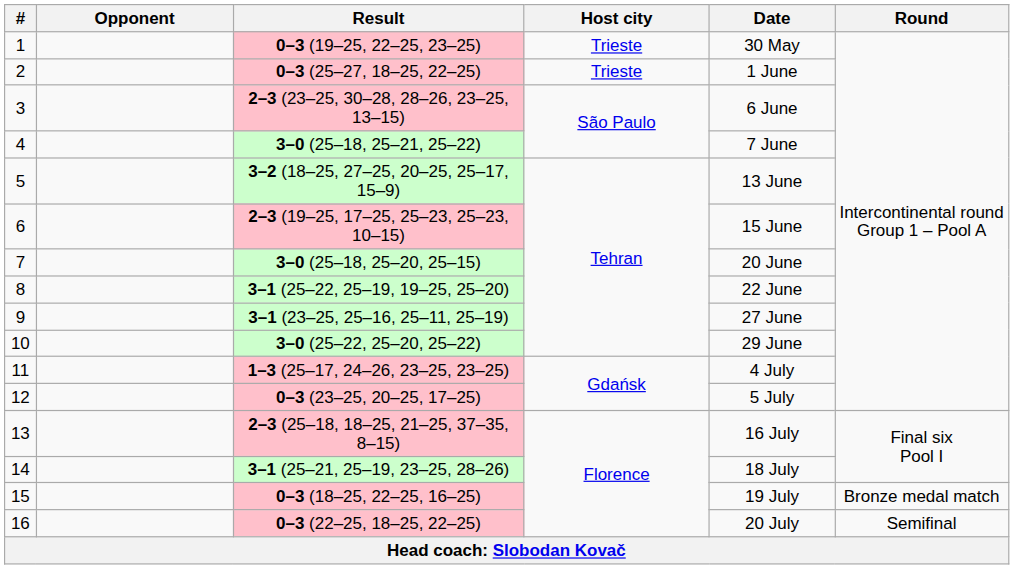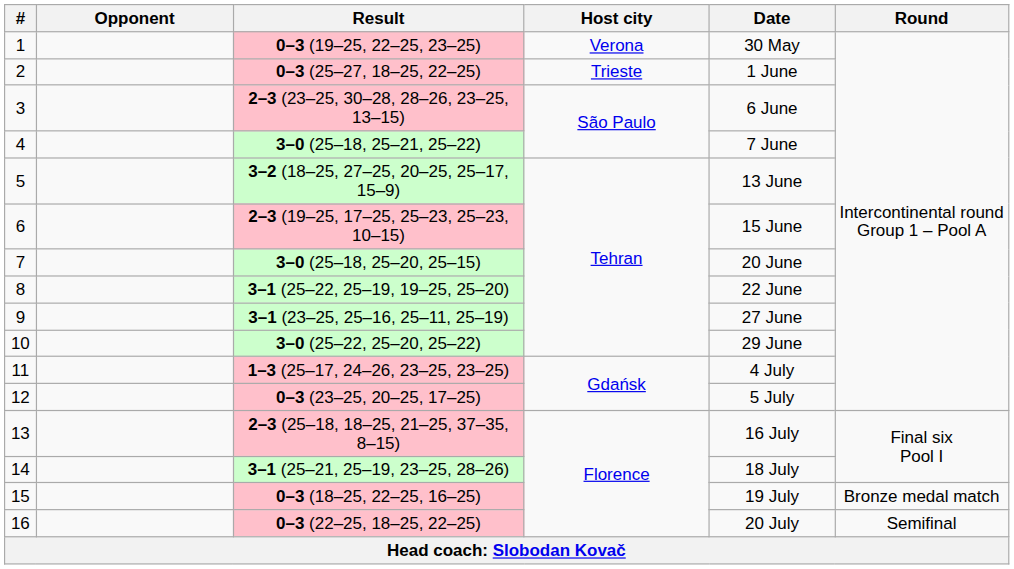(617, 45) Trieste -> (617, 45) Verona
